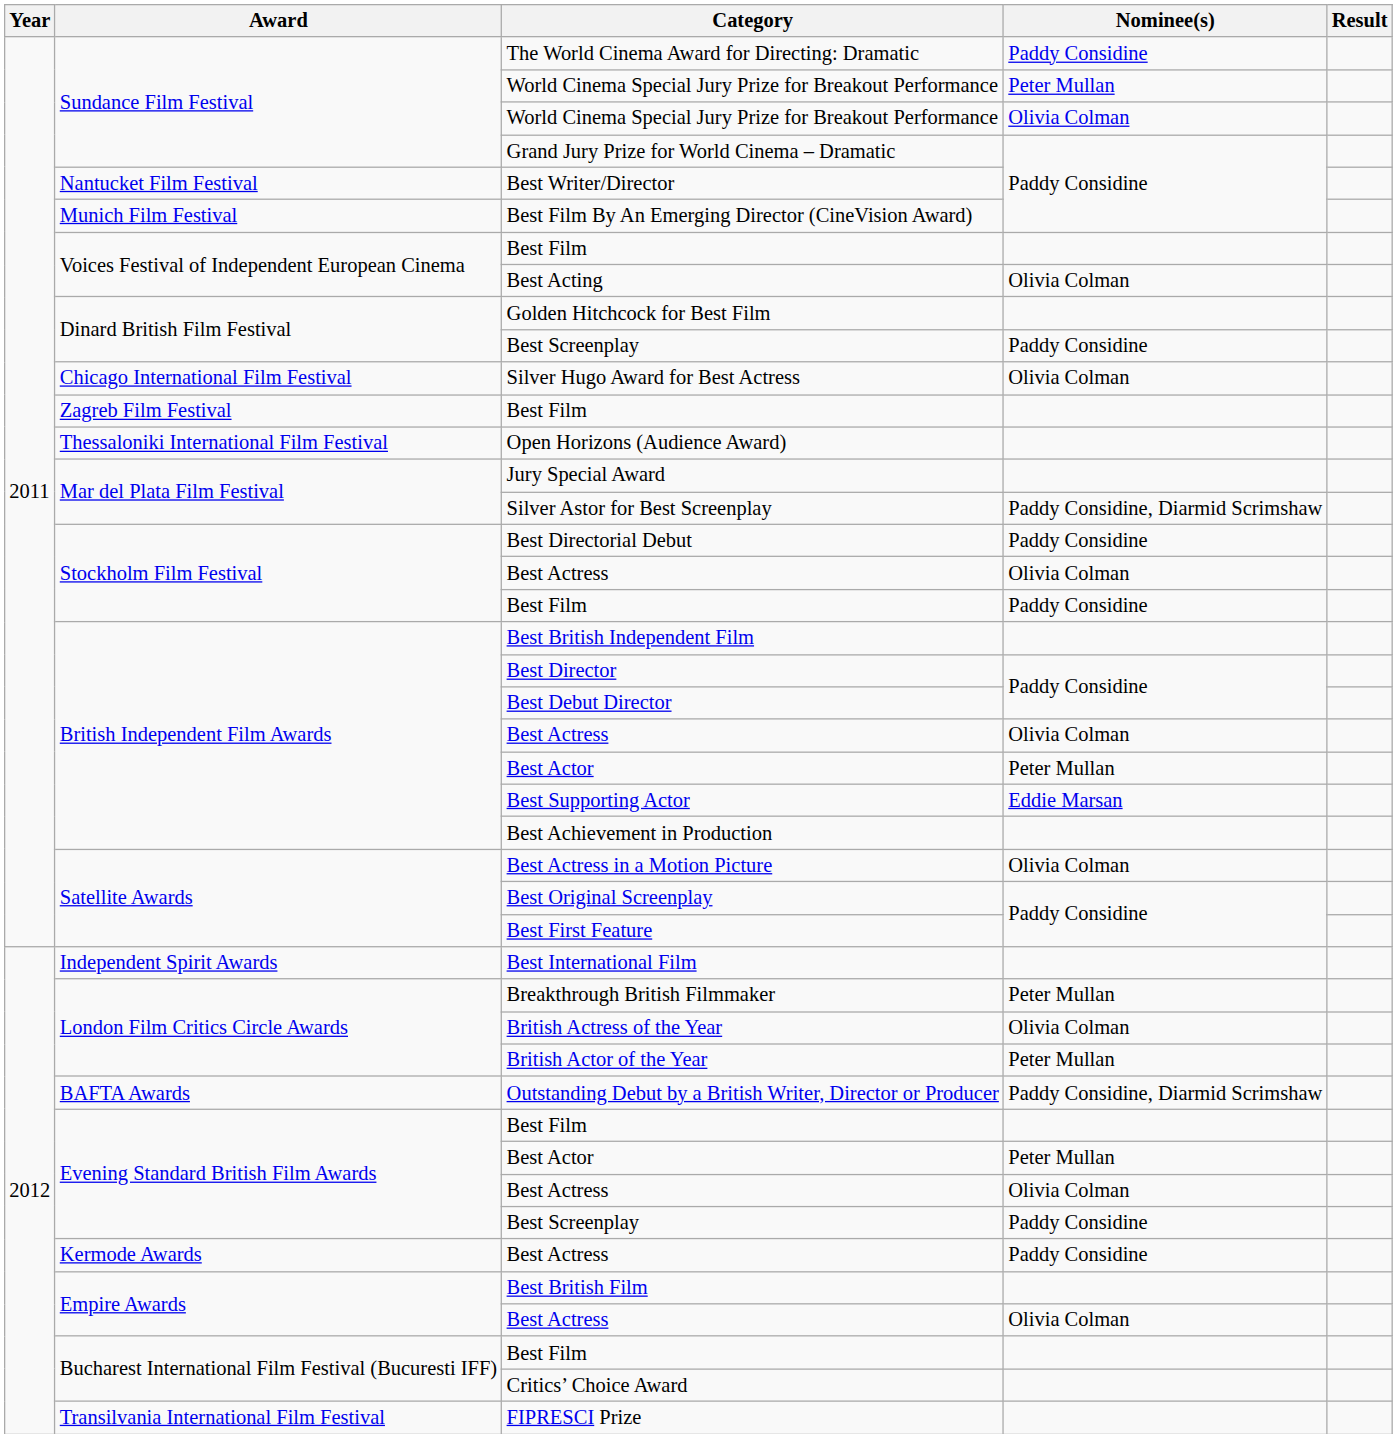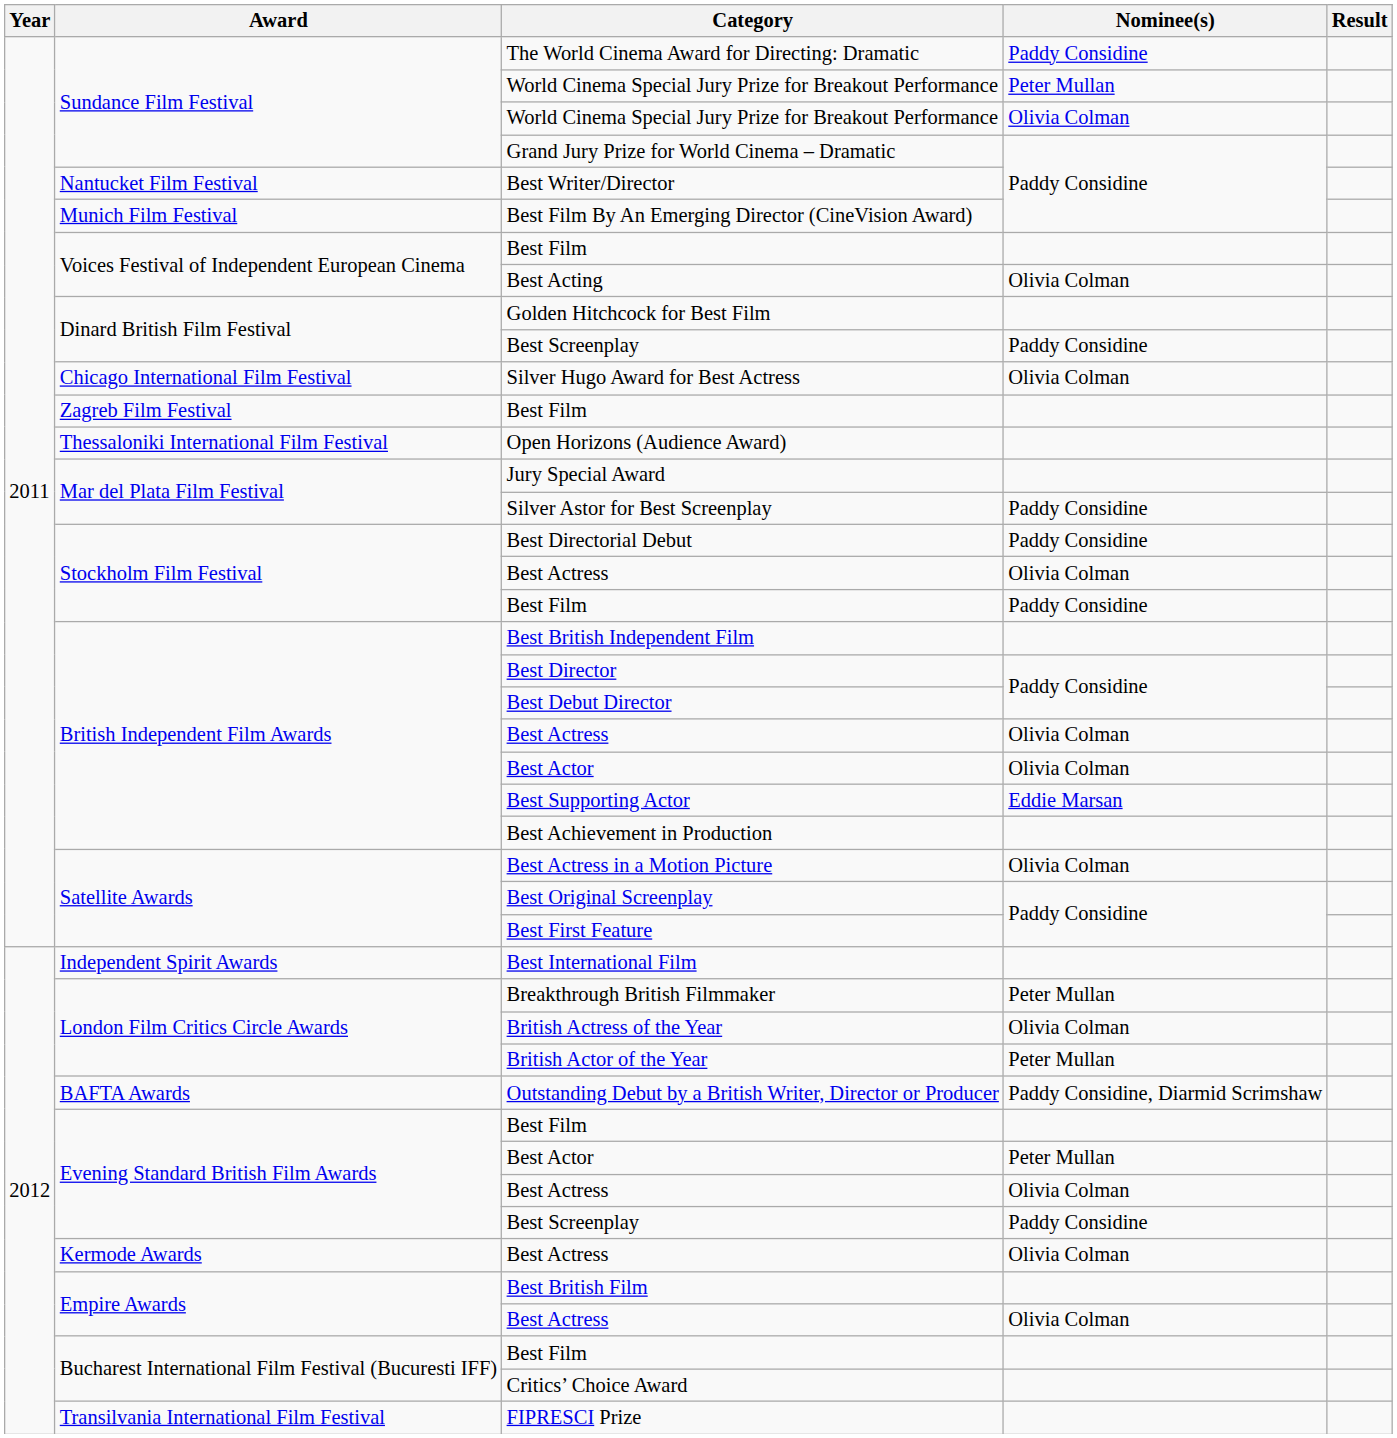(1165, 507) Paddy Considine, Diarmid Scrimshaw -> (1078, 507) Paddy Considine
(1061, 767) Peter Mullan -> (1069, 767) Olivia Colman
(1078, 1254) Paddy Considine -> (1069, 1254) Olivia Colman
